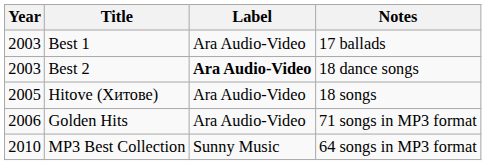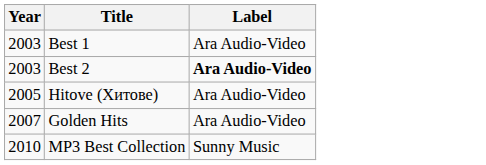- column: (398, 17)
(25, 120) 2006 -> (25, 120) 2007
